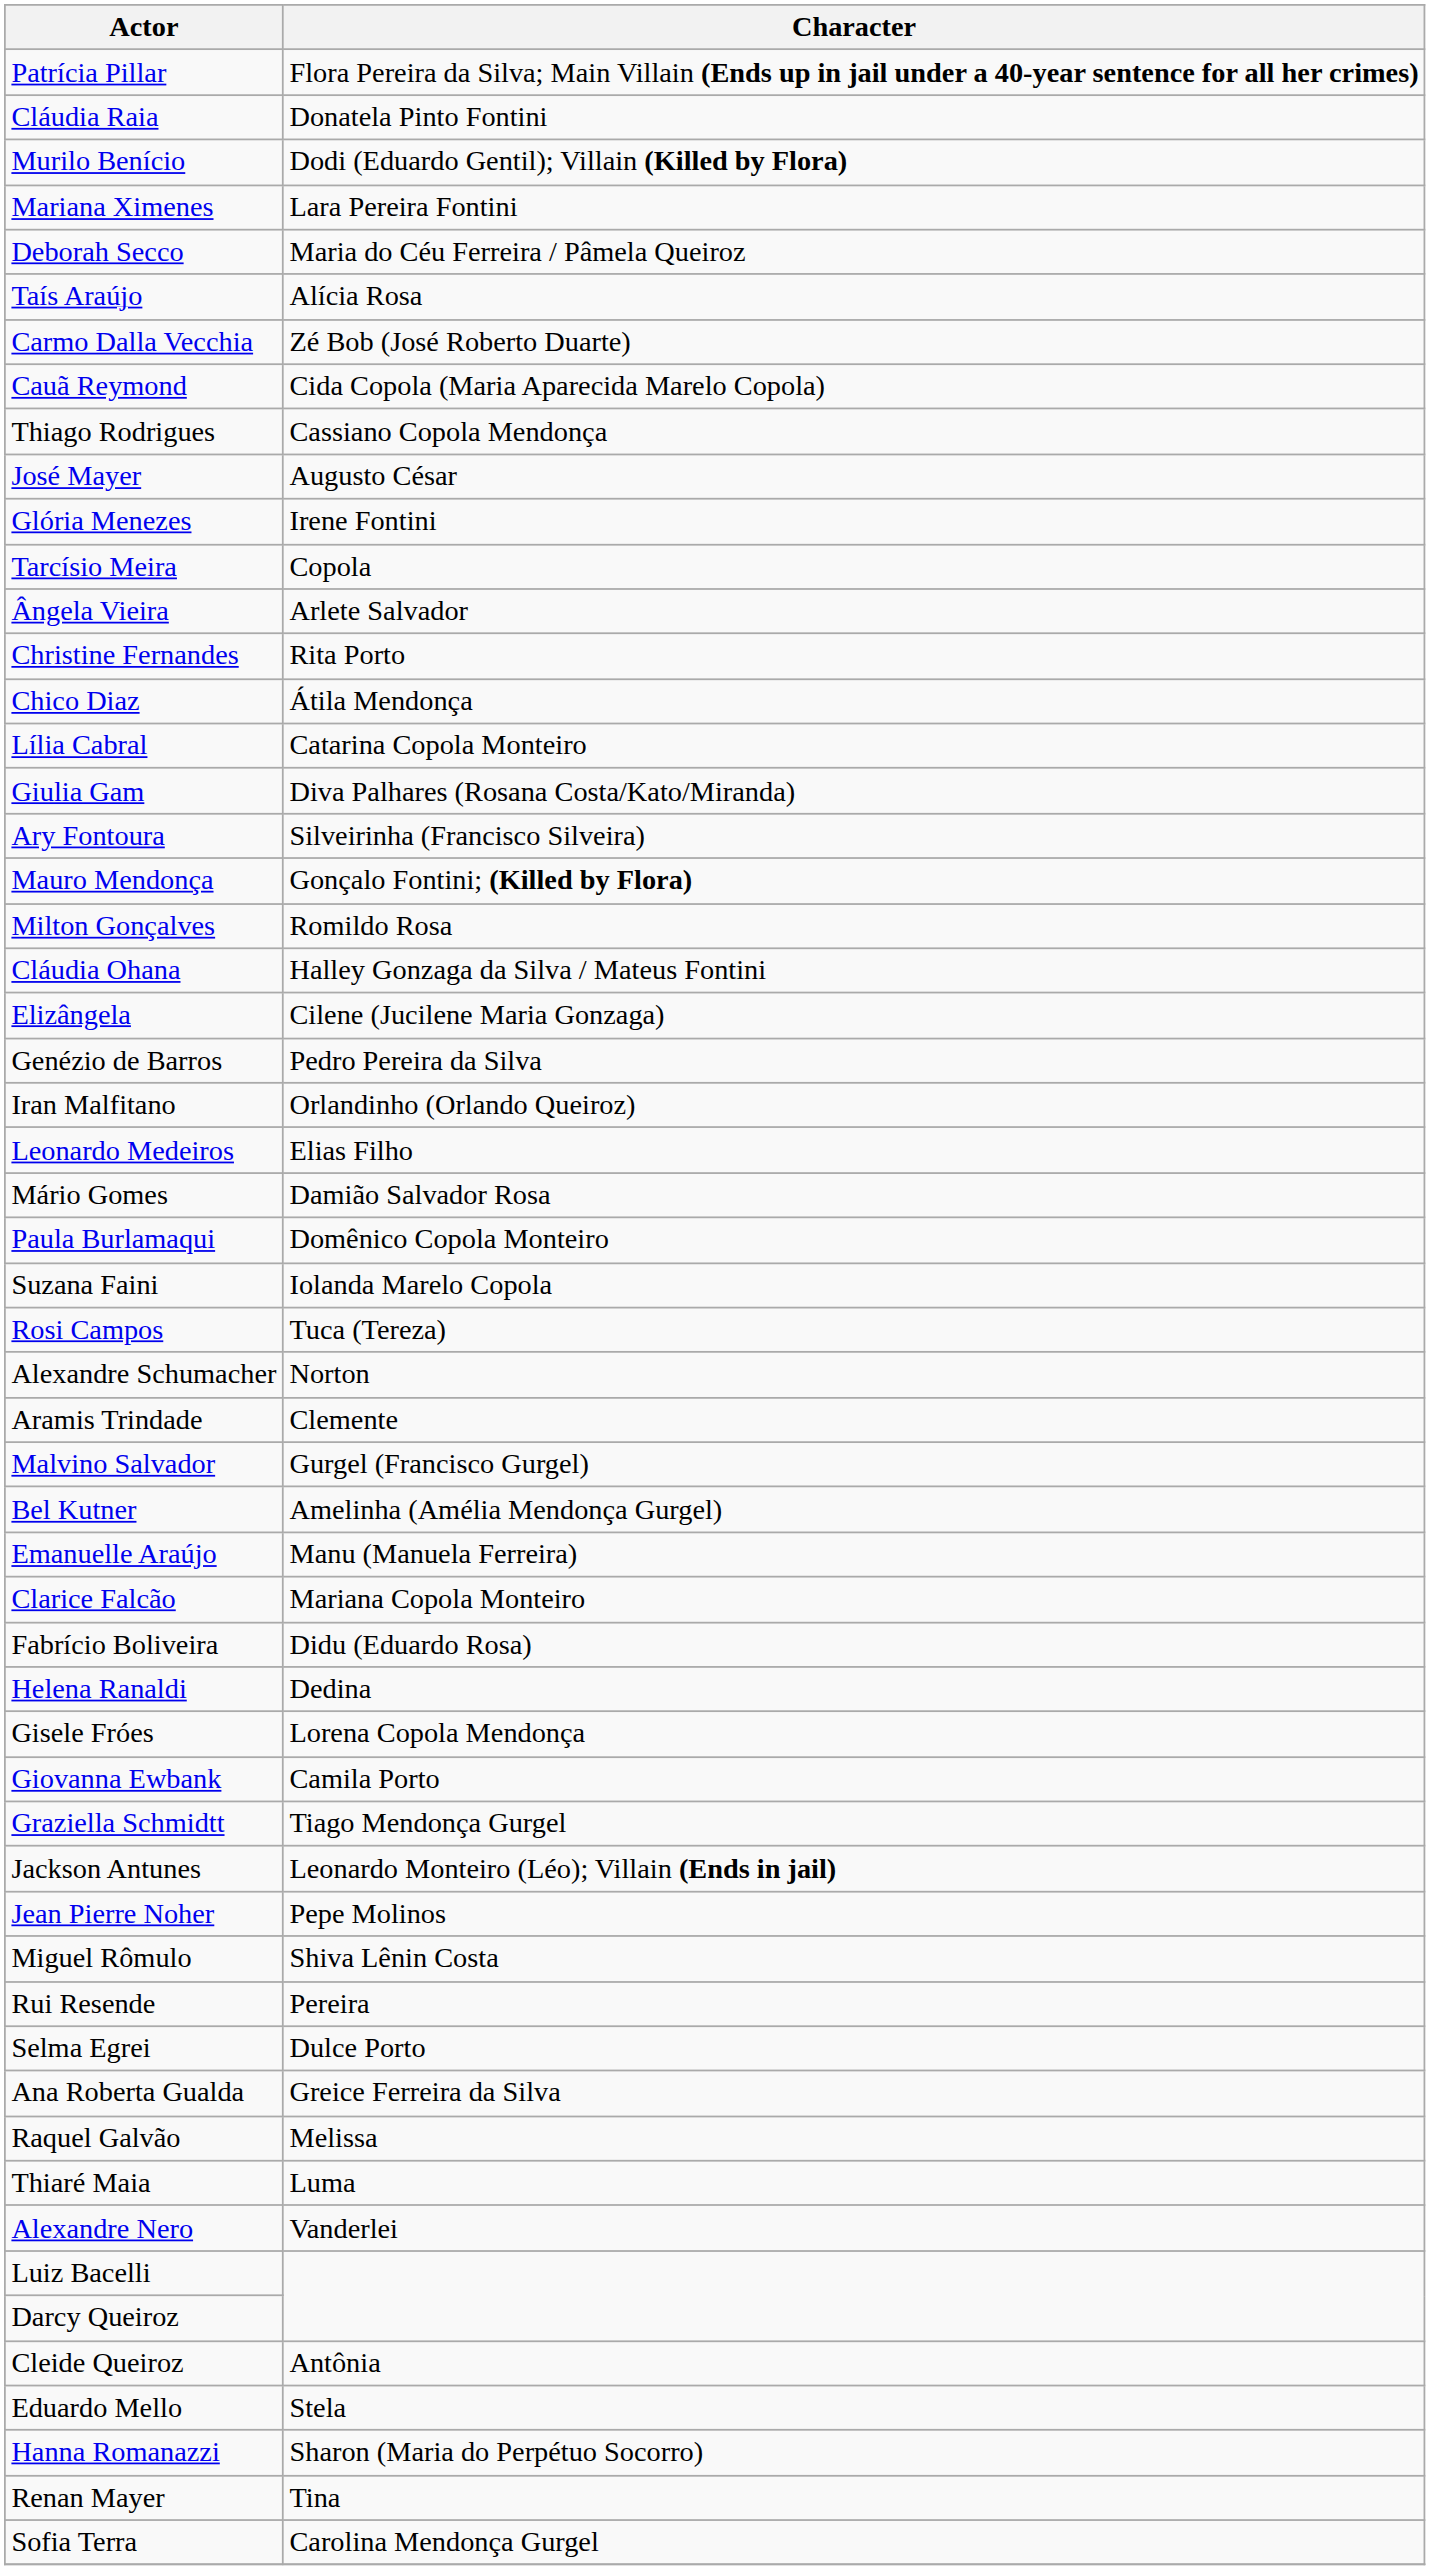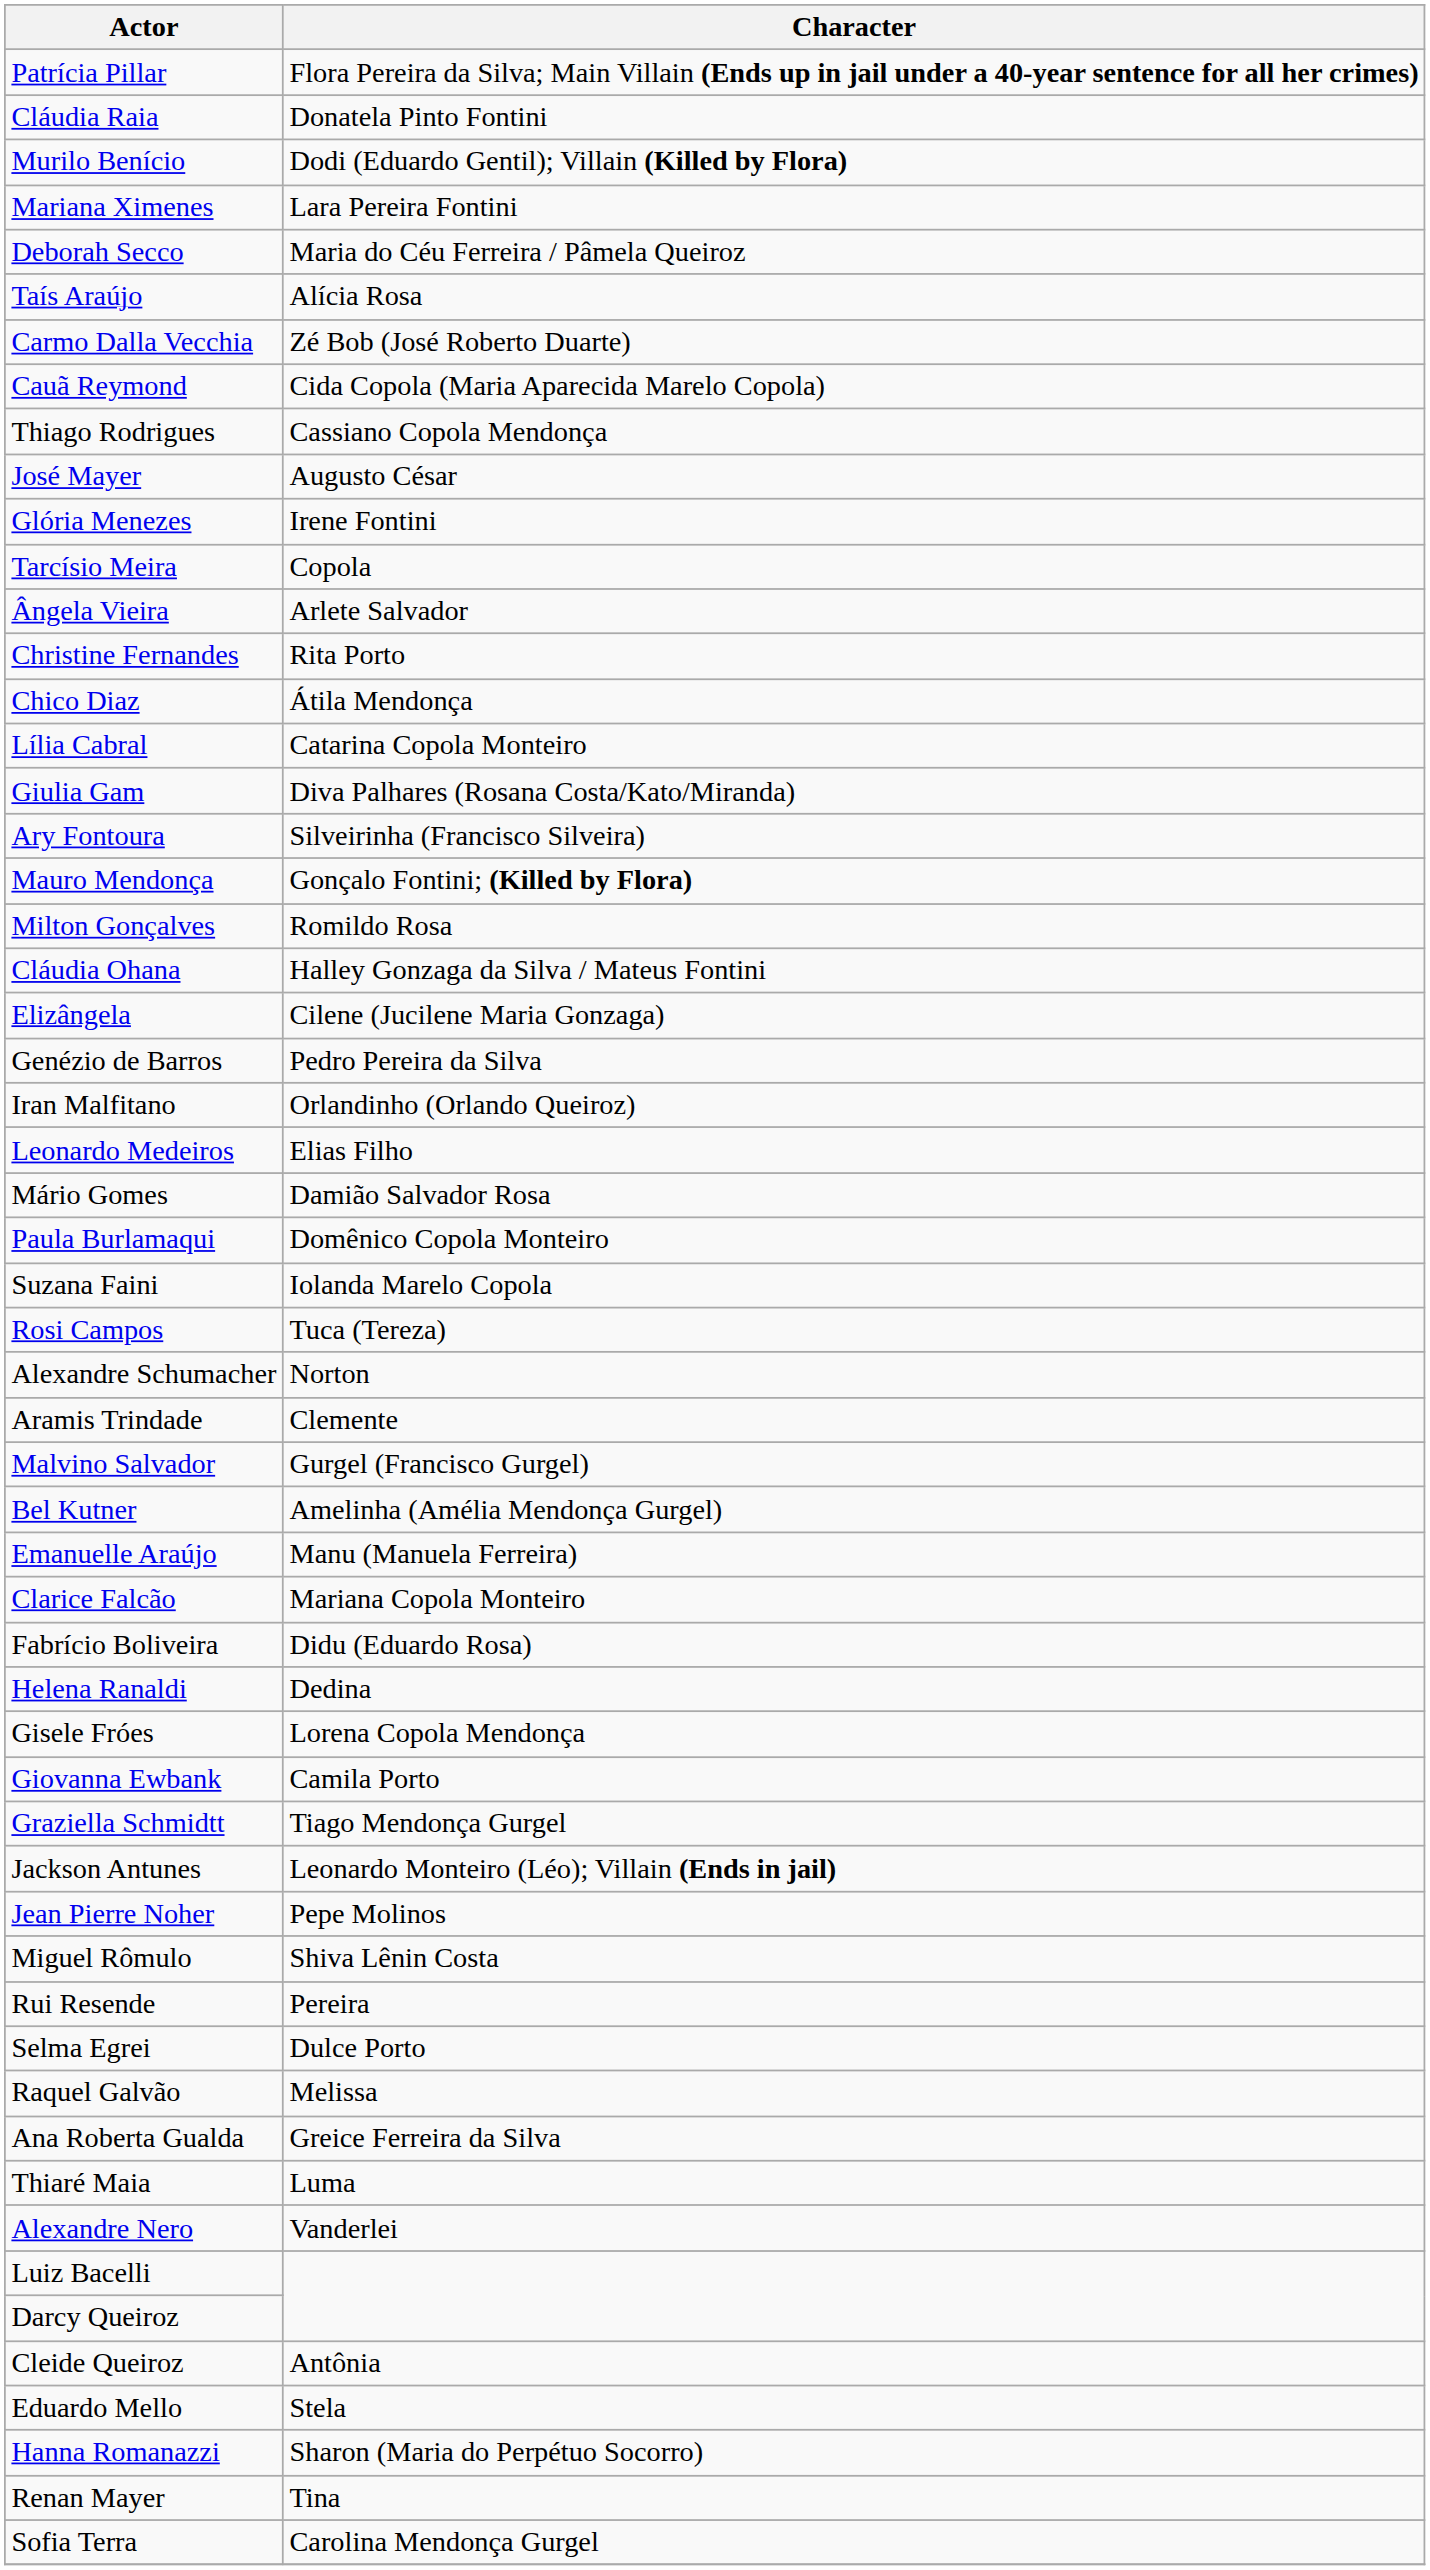rows swapped: (96, 2137) <-> (128, 2092)
